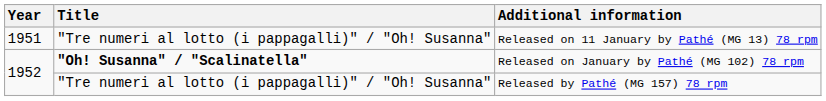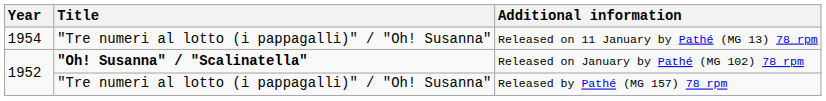(25, 39) 1951 -> (25, 39) 1954
